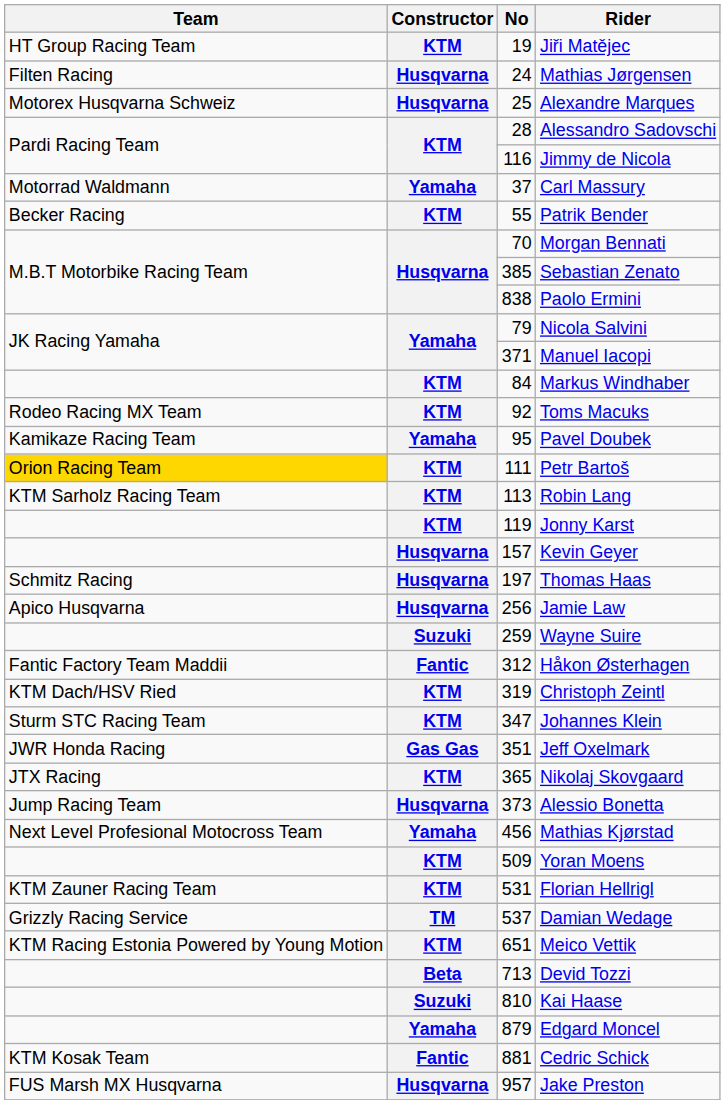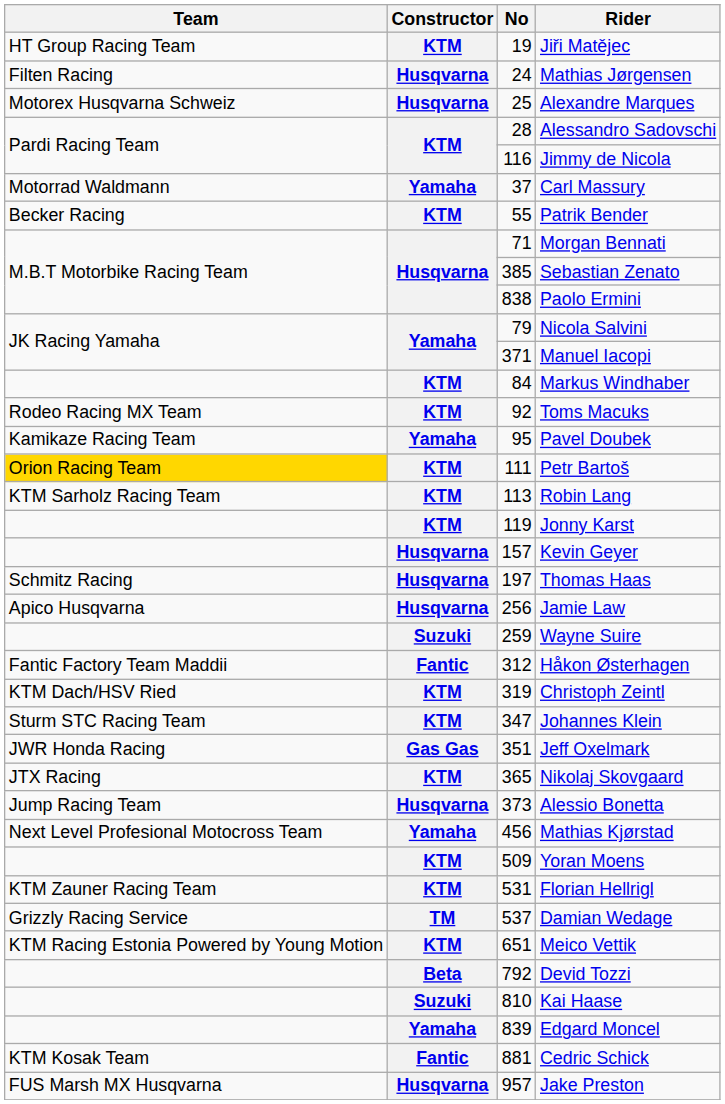(522, 243) 70 -> (522, 243) 71
(517, 973) 713 -> (517, 973) 792
(517, 1029) 879 -> (517, 1029) 839
